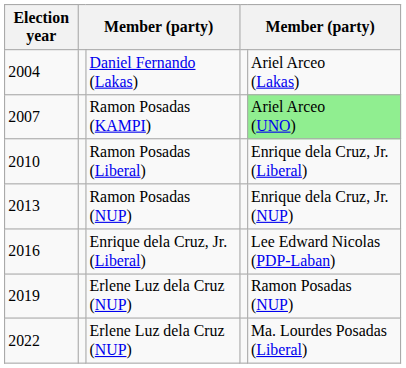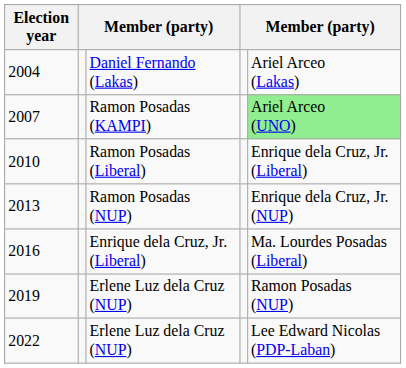(316, 251) Lee Edward Nicolas (PDP-Laban) -> (319, 251) Ma. Lourdes Posadas (Liberal)
(319, 341) Ma. Lourdes Posadas (Liberal) -> (316, 341) Lee Edward Nicolas (PDP-Laban)
